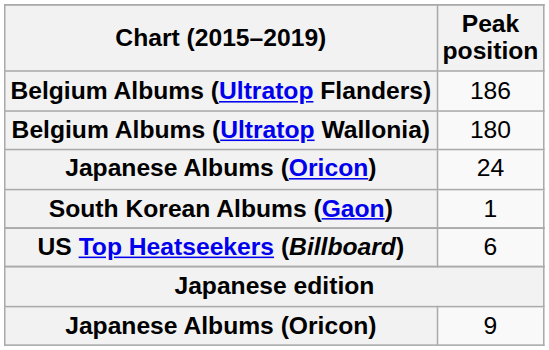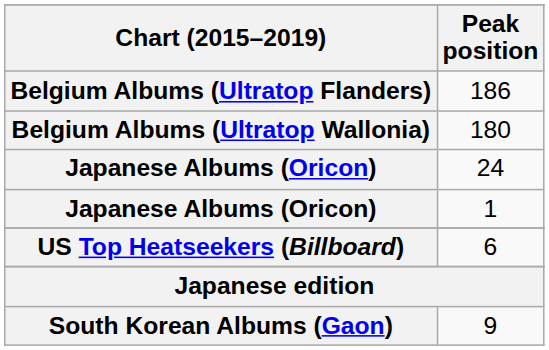(221, 208) South Korean Albums (Gaon) -> (221, 208) Japanese Albums (Oricon)
(221, 325) Japanese Albums (Oricon) -> (221, 325) South Korean Albums (Gaon)
